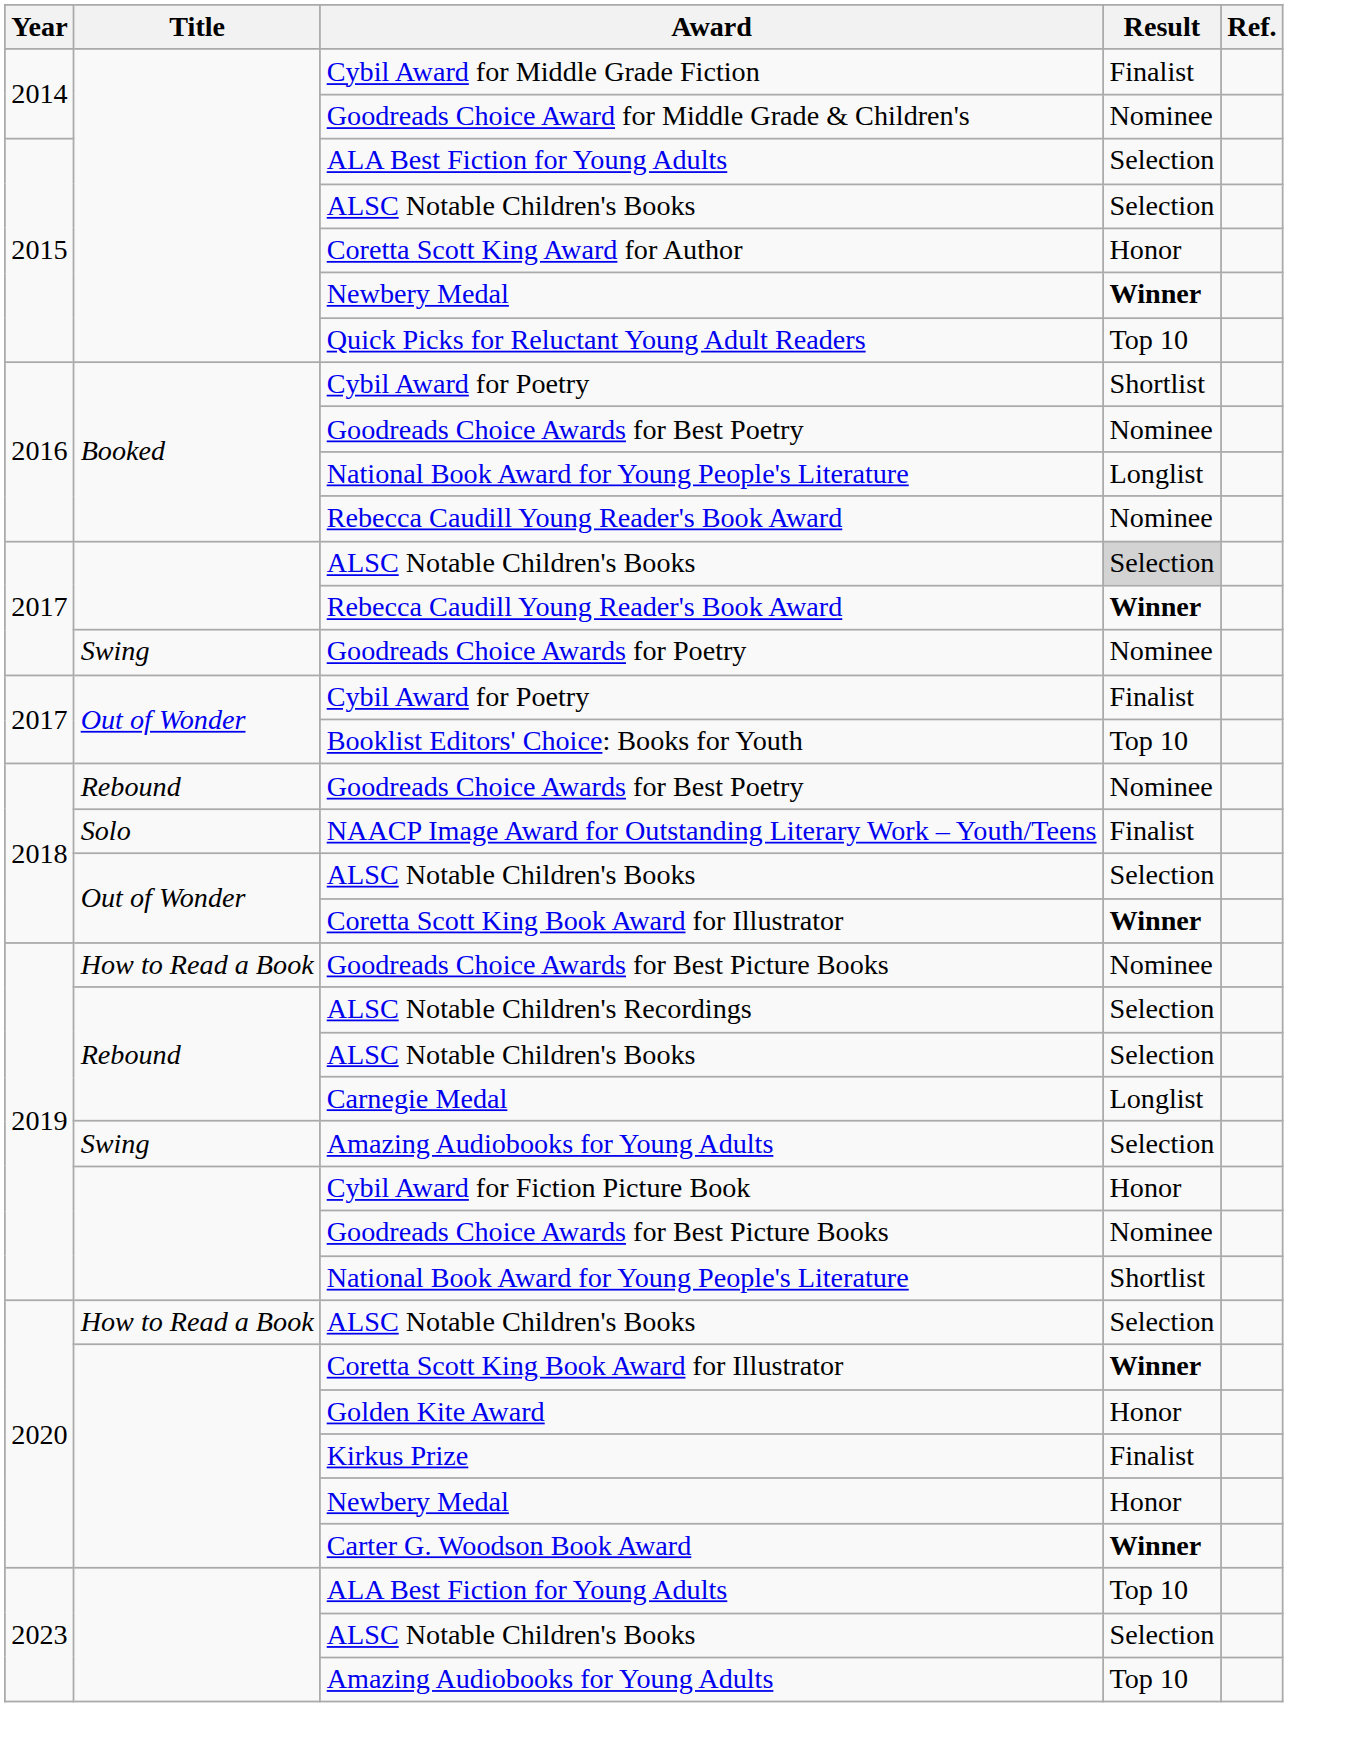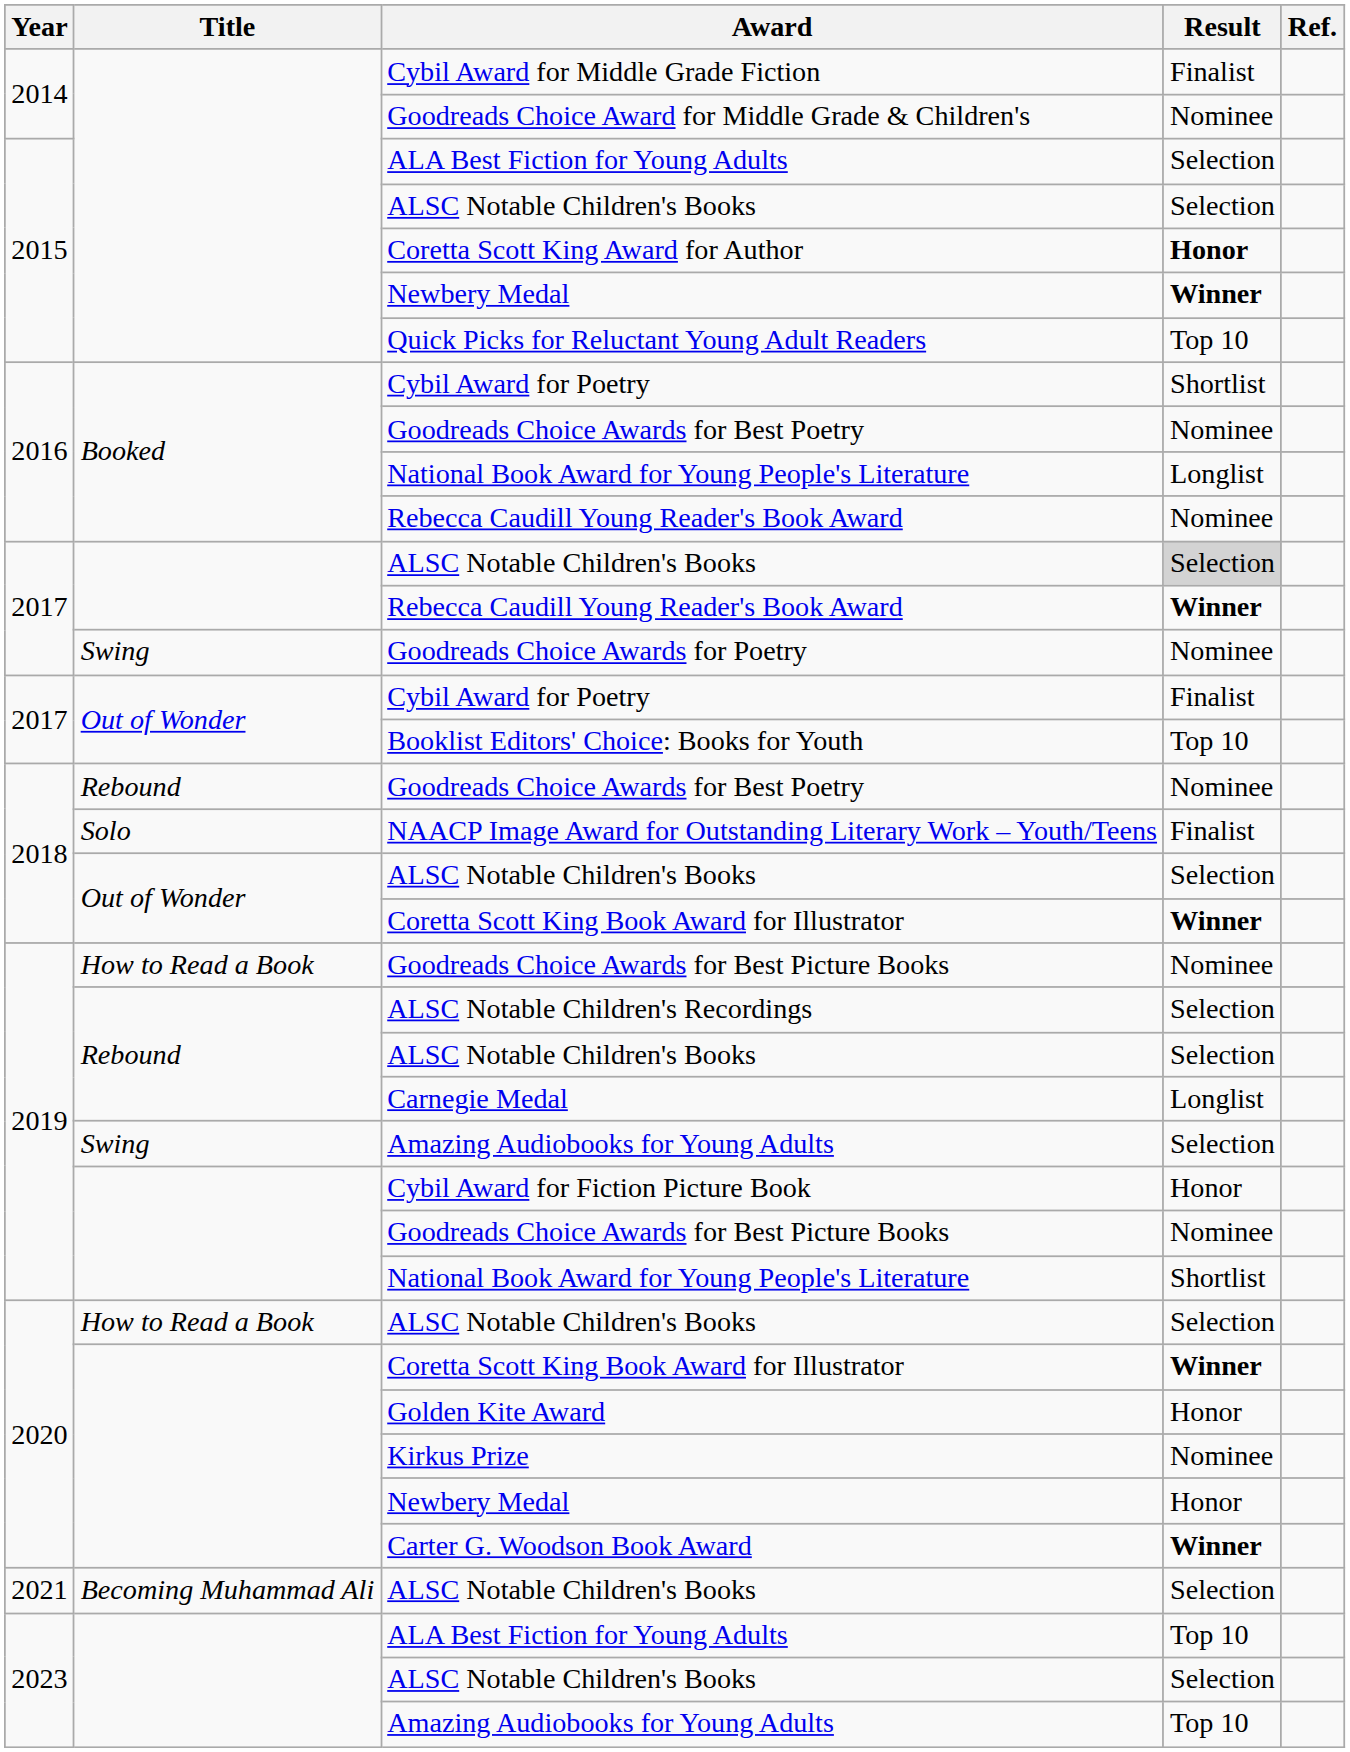(1146, 250) normal -> (1209, 250) bold
(1152, 1455) Finalist -> (1222, 1455) Nominee
+ row: (40, 1589)
